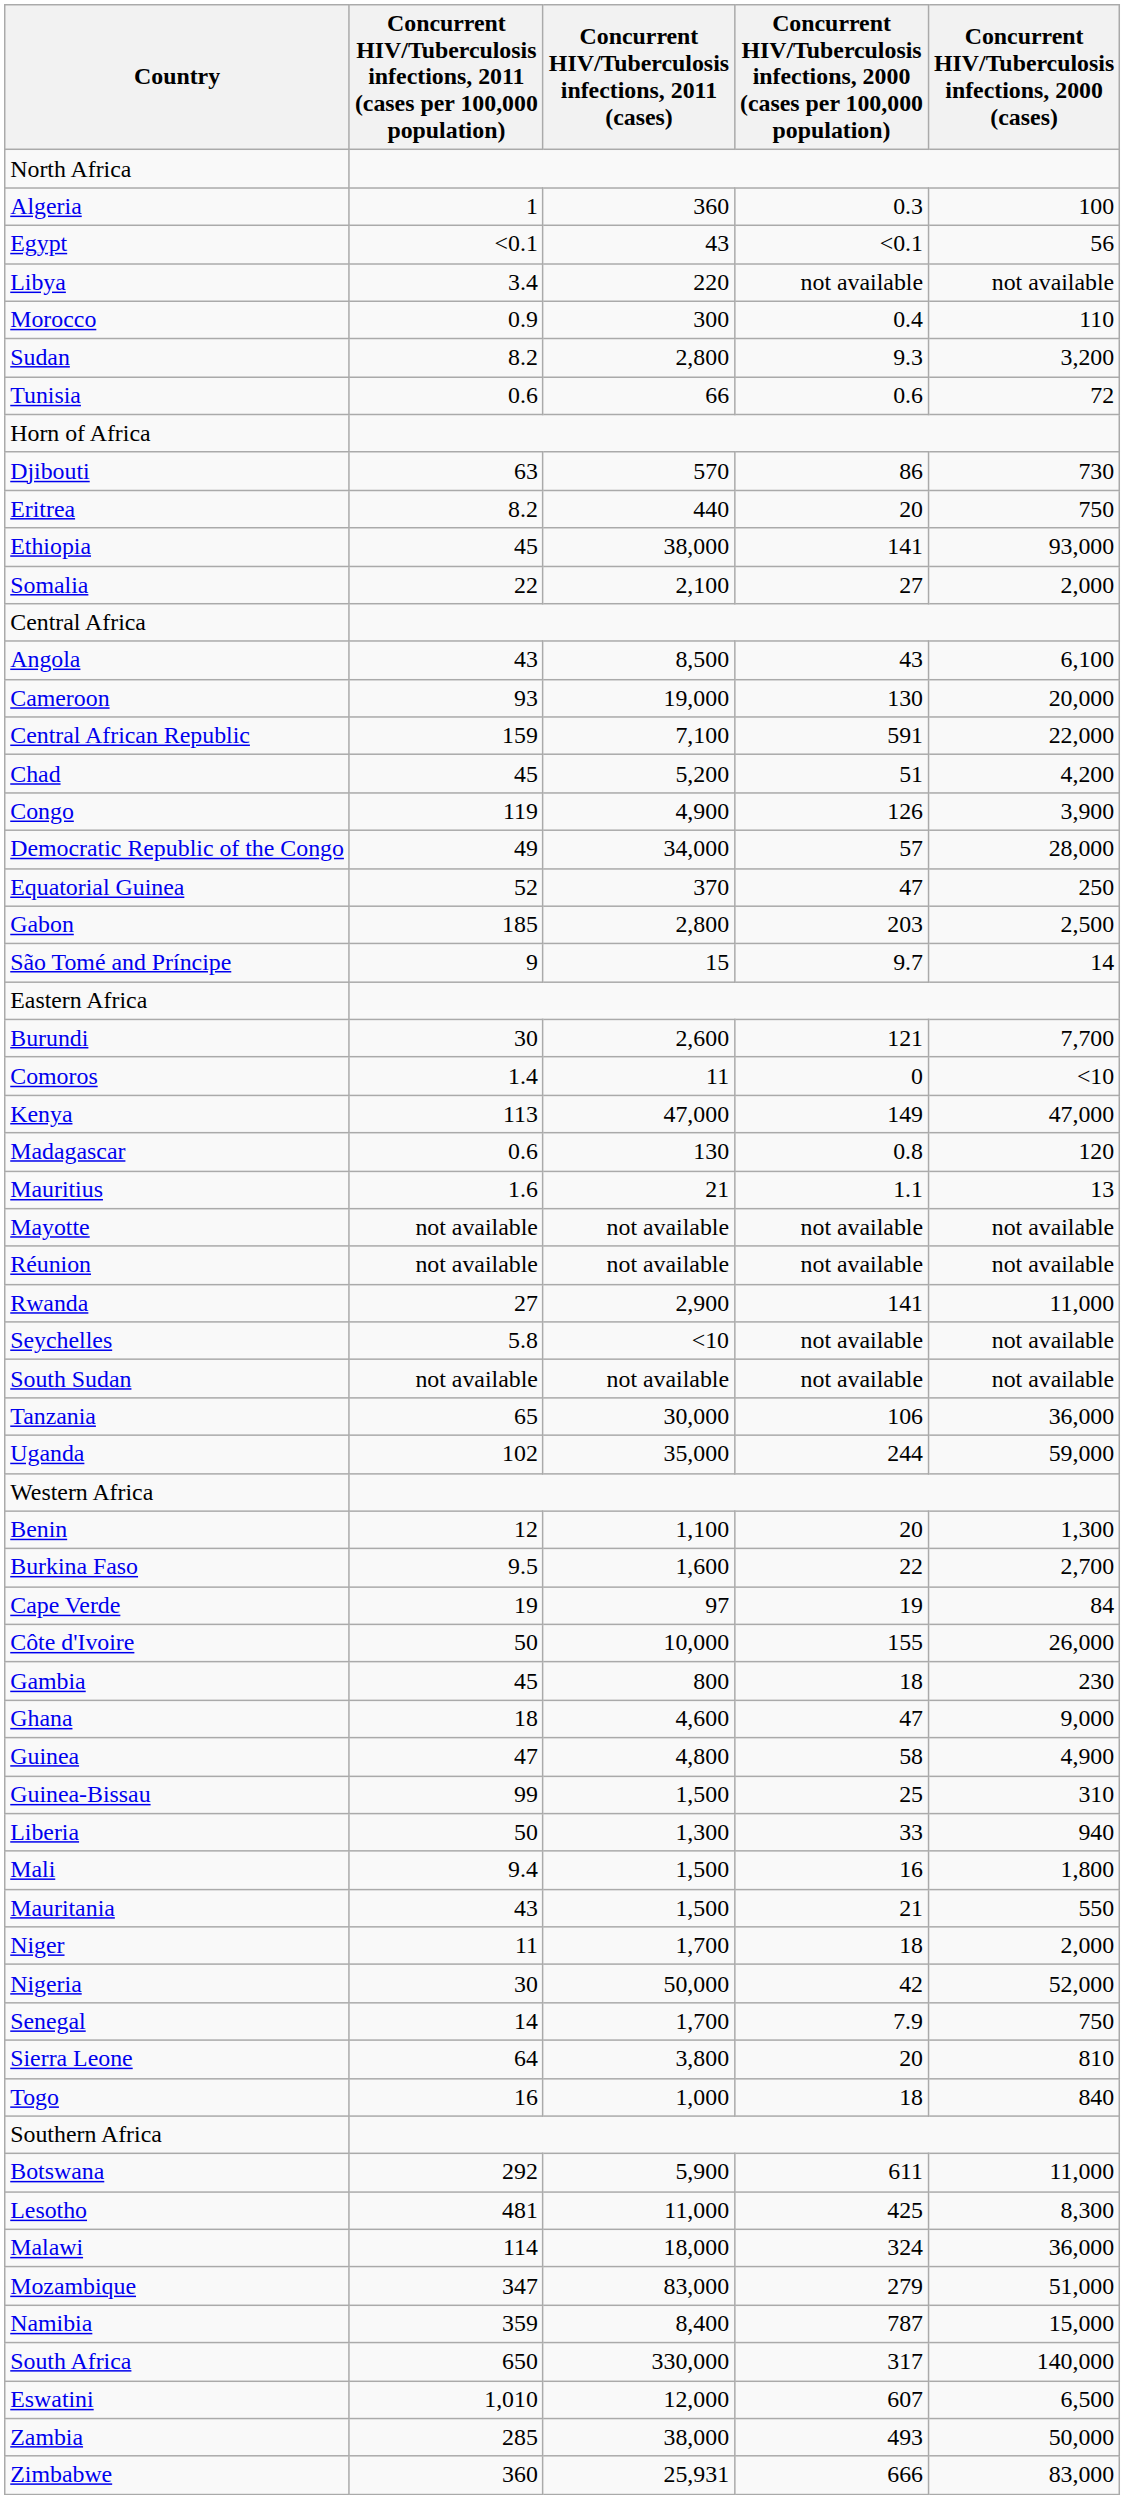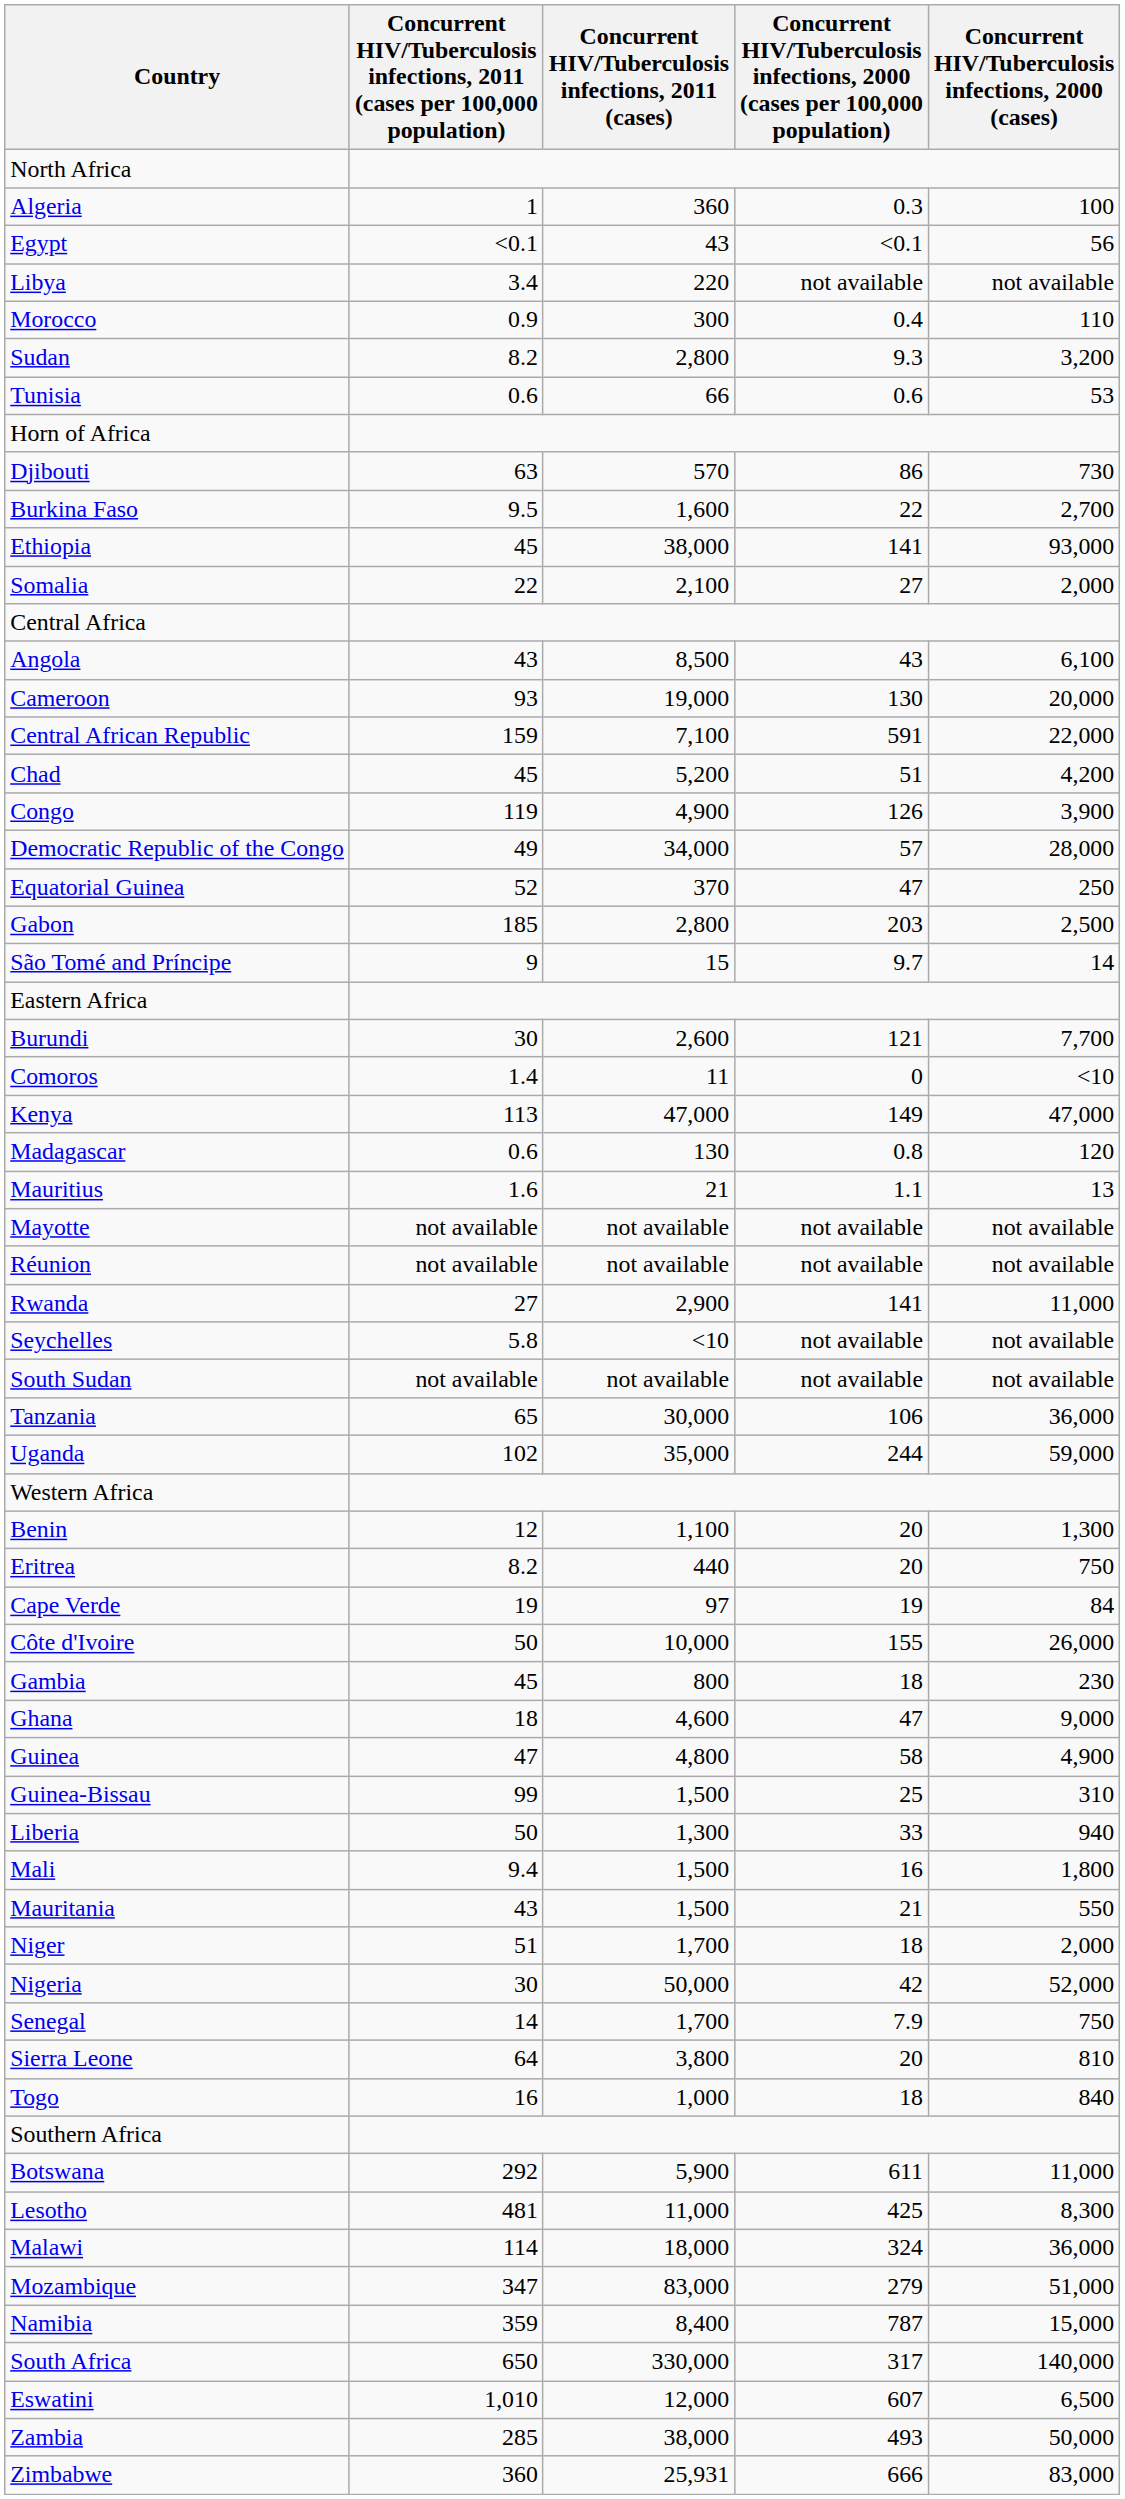(1102, 395) 72 -> (1102, 395) 53
rows swapped: (43, 508) <-> (74, 1567)
(526, 1945) 11 -> (526, 1945) 51
